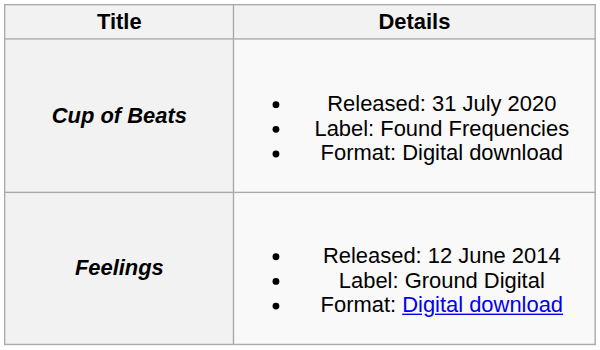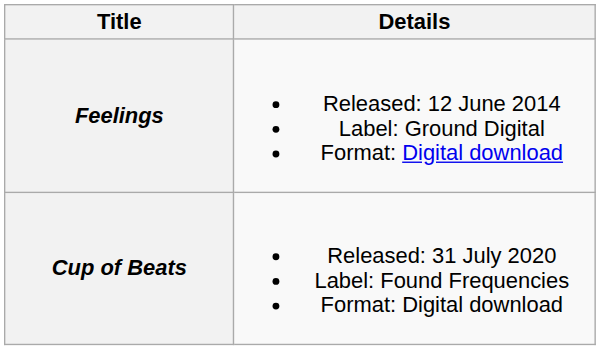rows swapped: (119, 268) <-> (119, 115)
